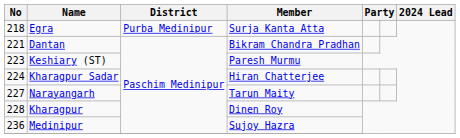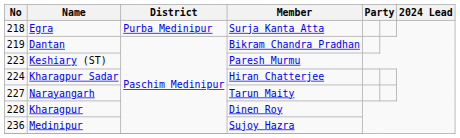(16, 45) 221 -> (16, 45) 219
